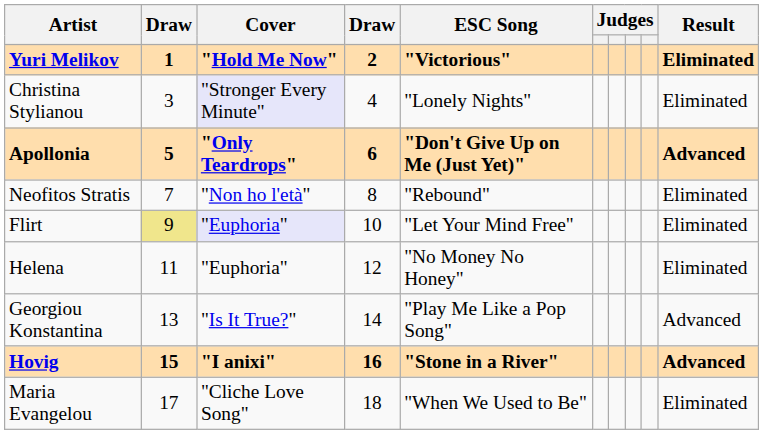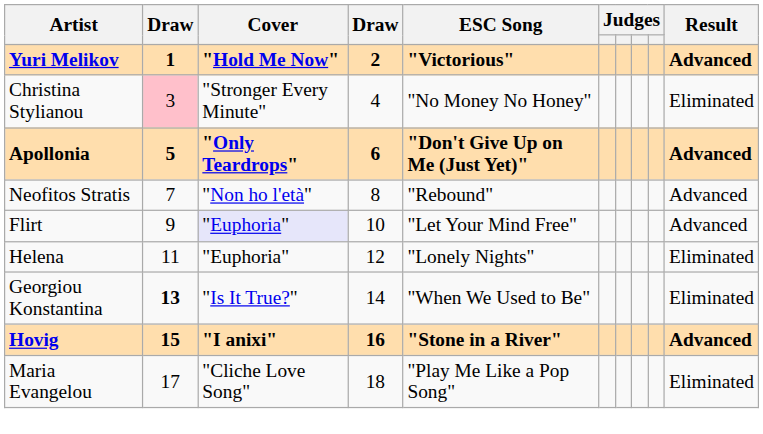(708, 59) Eliminated -> (710, 59) Advanced
(169, 101) no background -> (170, 101) pink background
(264, 101) lavender background -> (265, 101) no background
(468, 101) "Lonely Nights" -> (499, 101) "No Money No Honey"
(705, 195) Eliminated -> (708, 195) Advanced
(169, 225) khaki background -> (170, 225) no background
(705, 225) Eliminated -> (708, 225) Advanced
(464, 267) "No Money No Honey" -> (471, 256) "Lonely Nights"
(169, 319) normal -> (170, 298) bold
(485, 319) "Play Me Like a Pop Song" -> (499, 298) "When We Used to Be"
(702, 319) Advanced -> (711, 298) Eliminated
(495, 403) "When We Used to Be" -> (488, 381) "Play Me Like a Pop Song"
